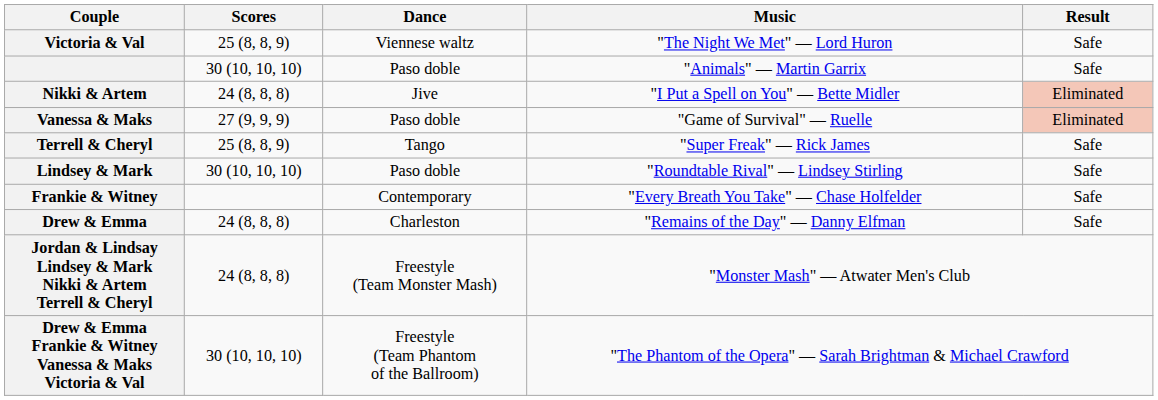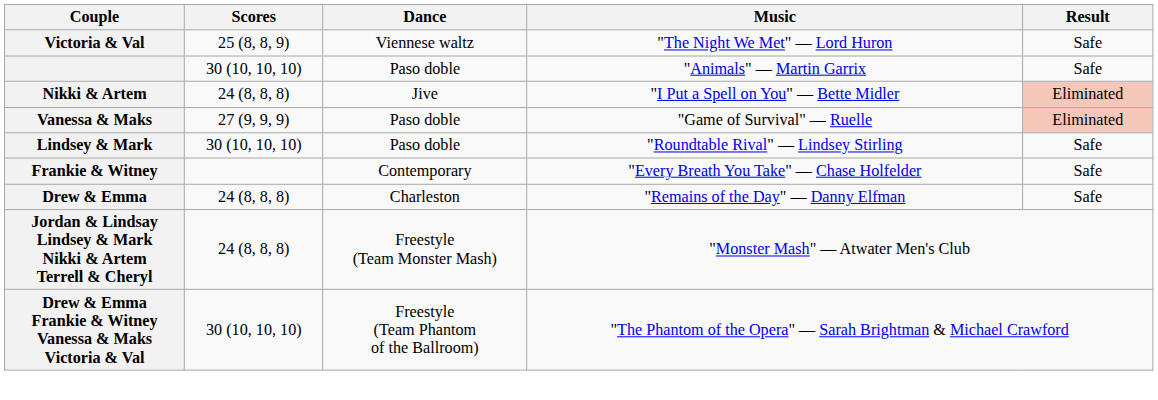- row: (95, 145)
